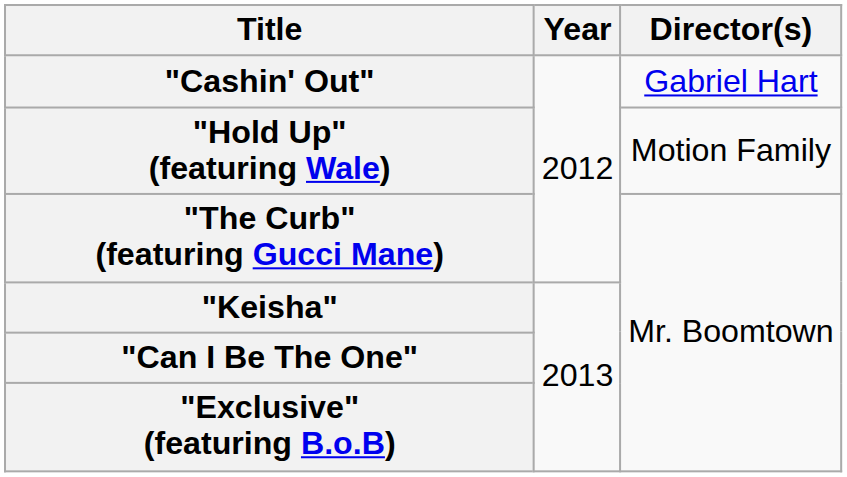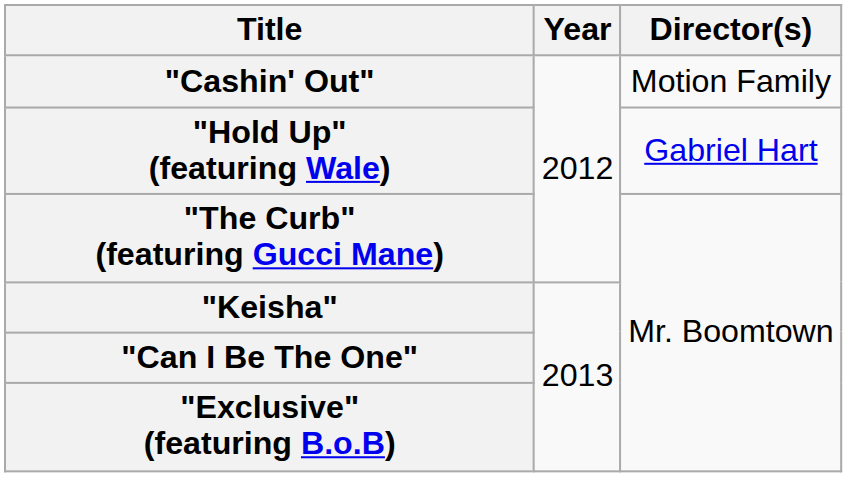(731, 81) Gabriel Hart -> (731, 81) Motion Family
(731, 150) Motion Family -> (731, 150) Gabriel Hart
